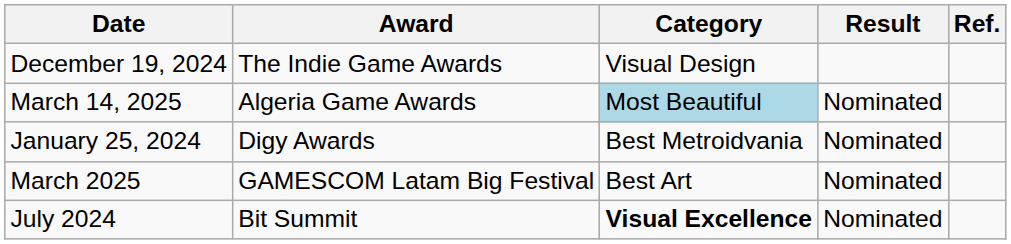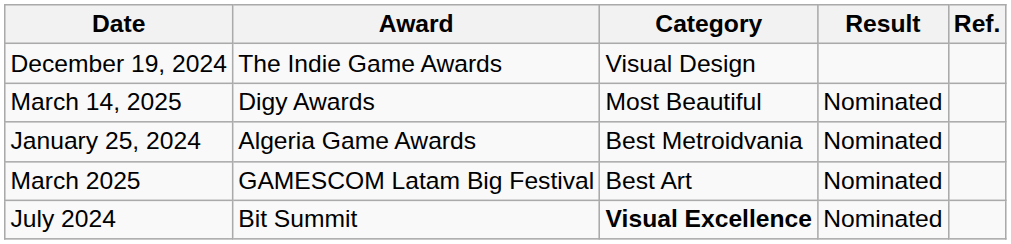(357, 102) Algeria Game Awards -> (306, 102) Digy Awards
(684, 102) lightblue background -> (684, 102) no background
(306, 141) Digy Awards -> (357, 141) Algeria Game Awards
